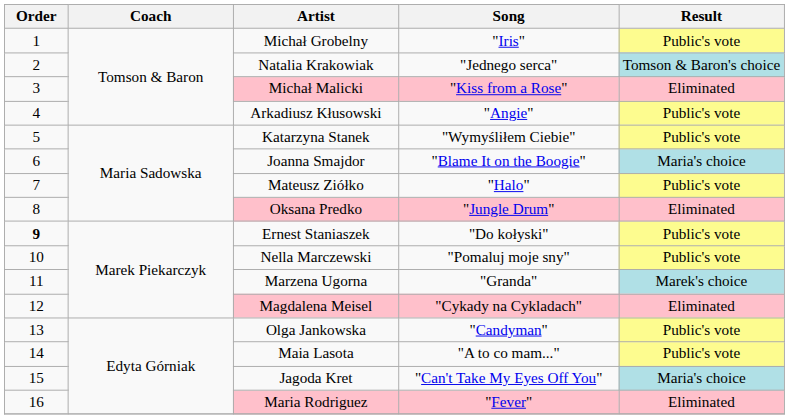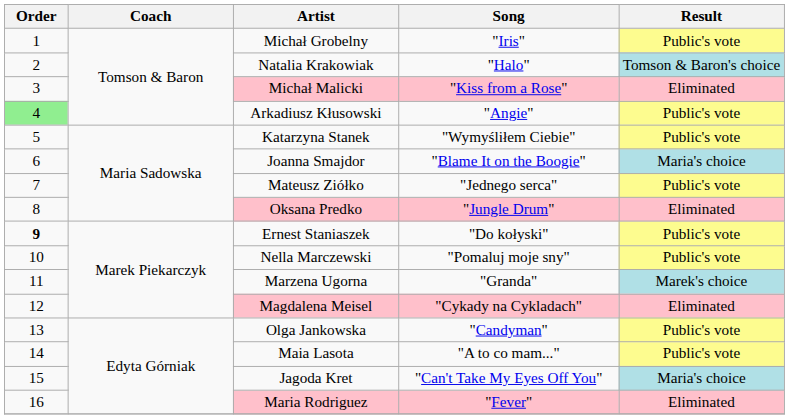(509, 64) "Jednego serca" -> (509, 64) "Halo"
(36, 112) no background -> (36, 112) lightgreen background
(509, 185) "Halo" -> (509, 185) "Jednego serca"
